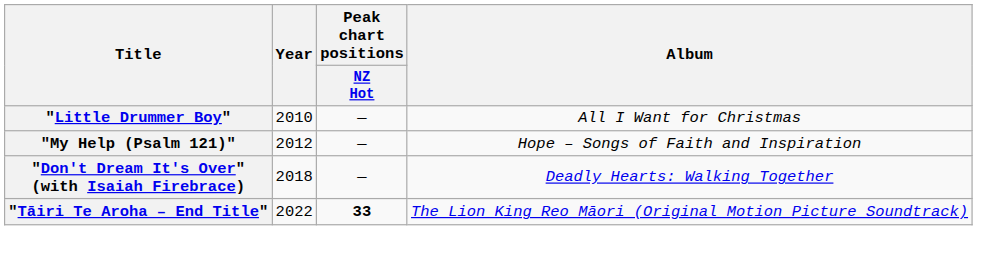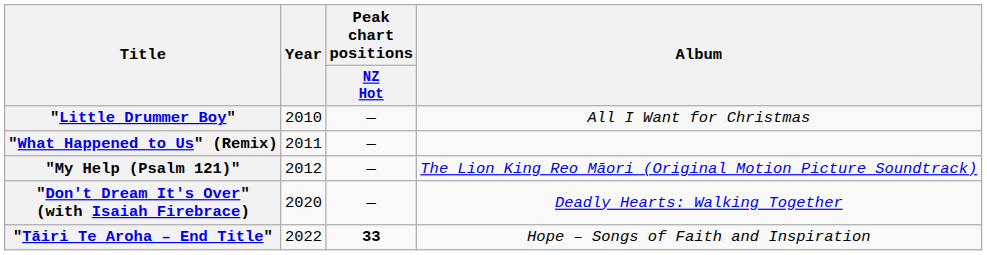+ row: (143, 143)
(690, 143) Hope – Songs of Faith and Inspiration -> (699, 169) The Lion King Reo Māori (Original Motion Picture Soundtrack)
(294, 178) 2018 -> (303, 203) 2020
(690, 212) The Lion King Reo Māori (Original Motion Picture Soundtrack) -> (699, 237) Hope – Songs of Faith and Inspiration
